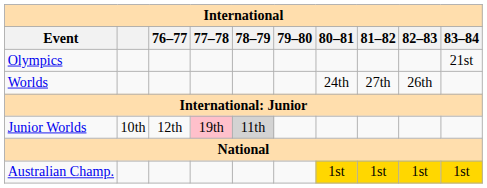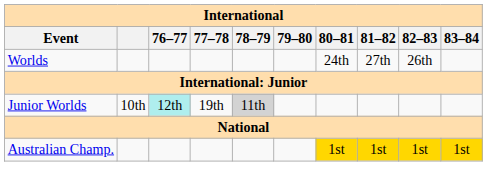- row: (35, 60)
(170, 127) no background -> (170, 104) paleturquoise background
(211, 127) pink background -> (211, 104) no background
